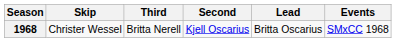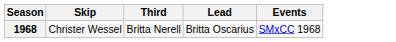- column: (217, 12)
